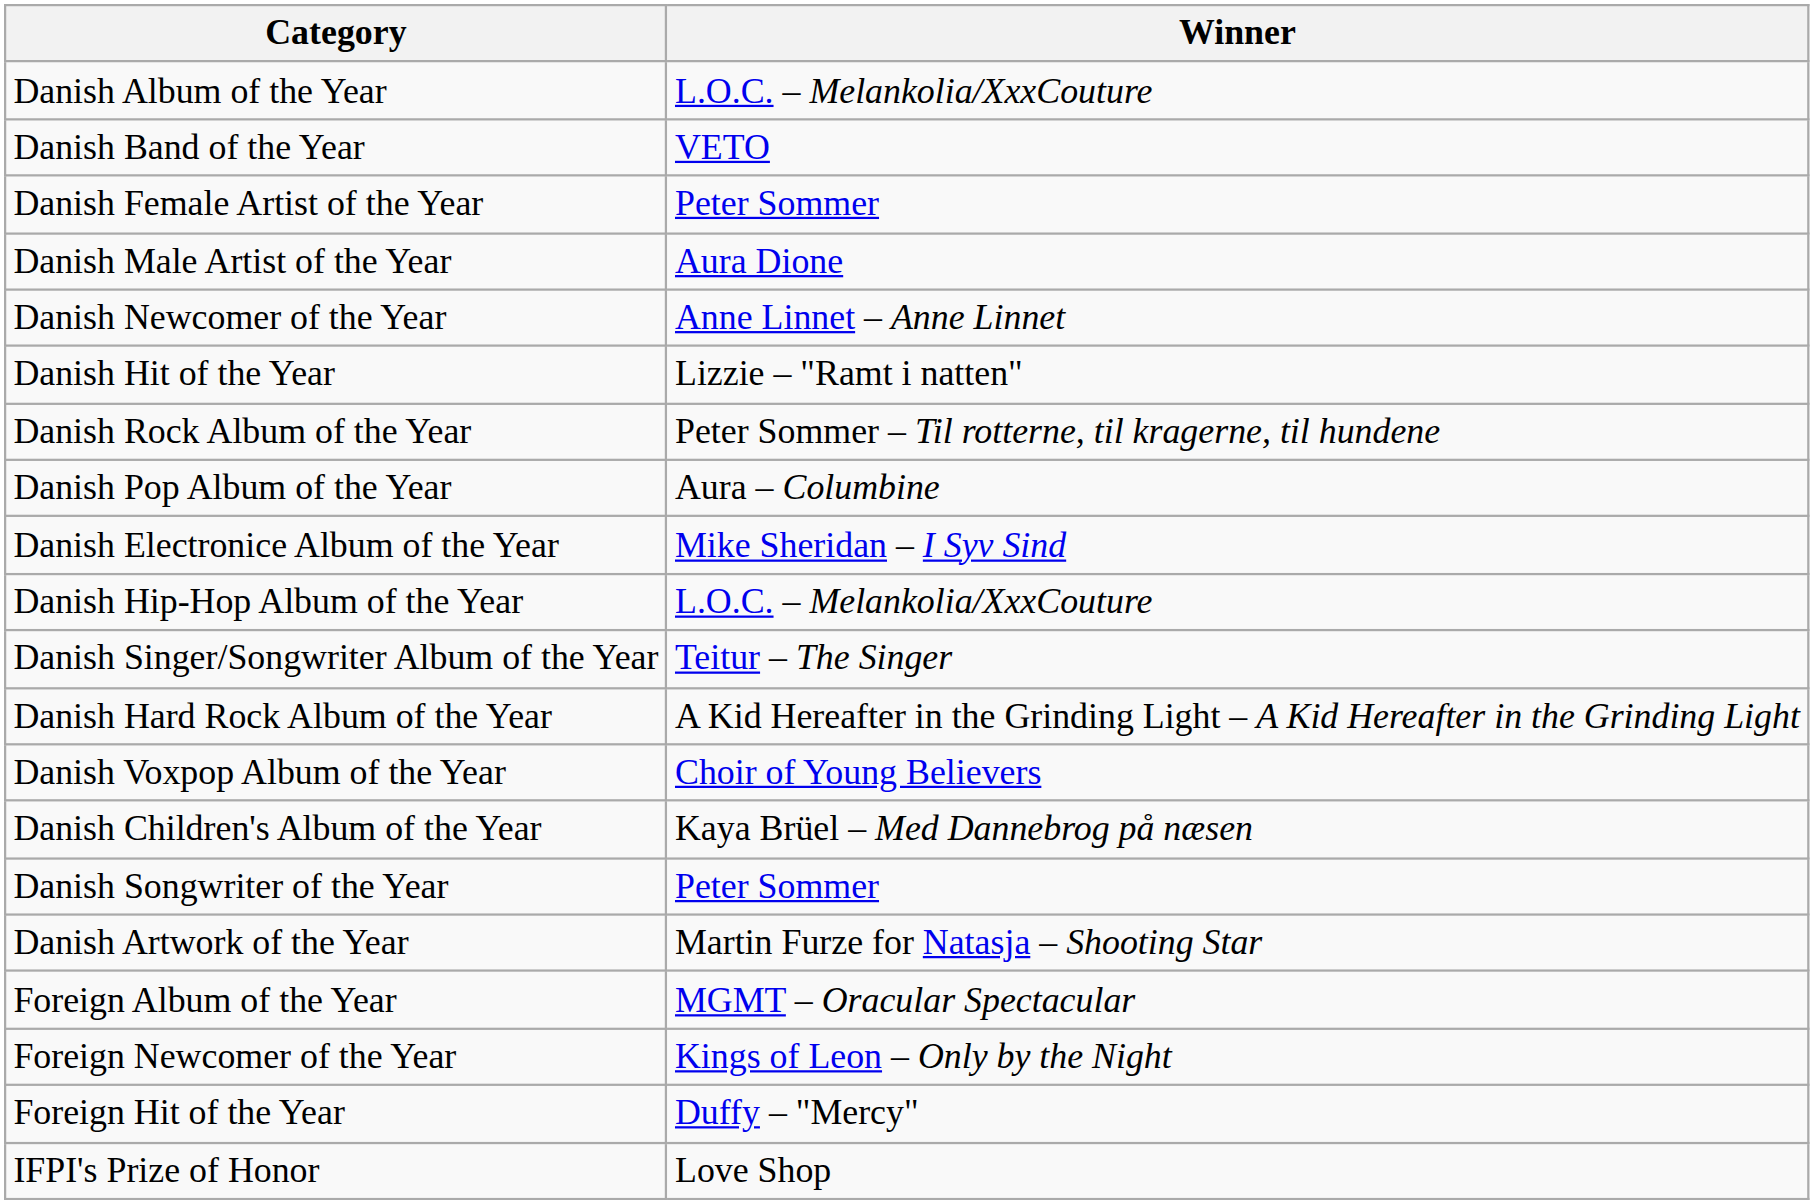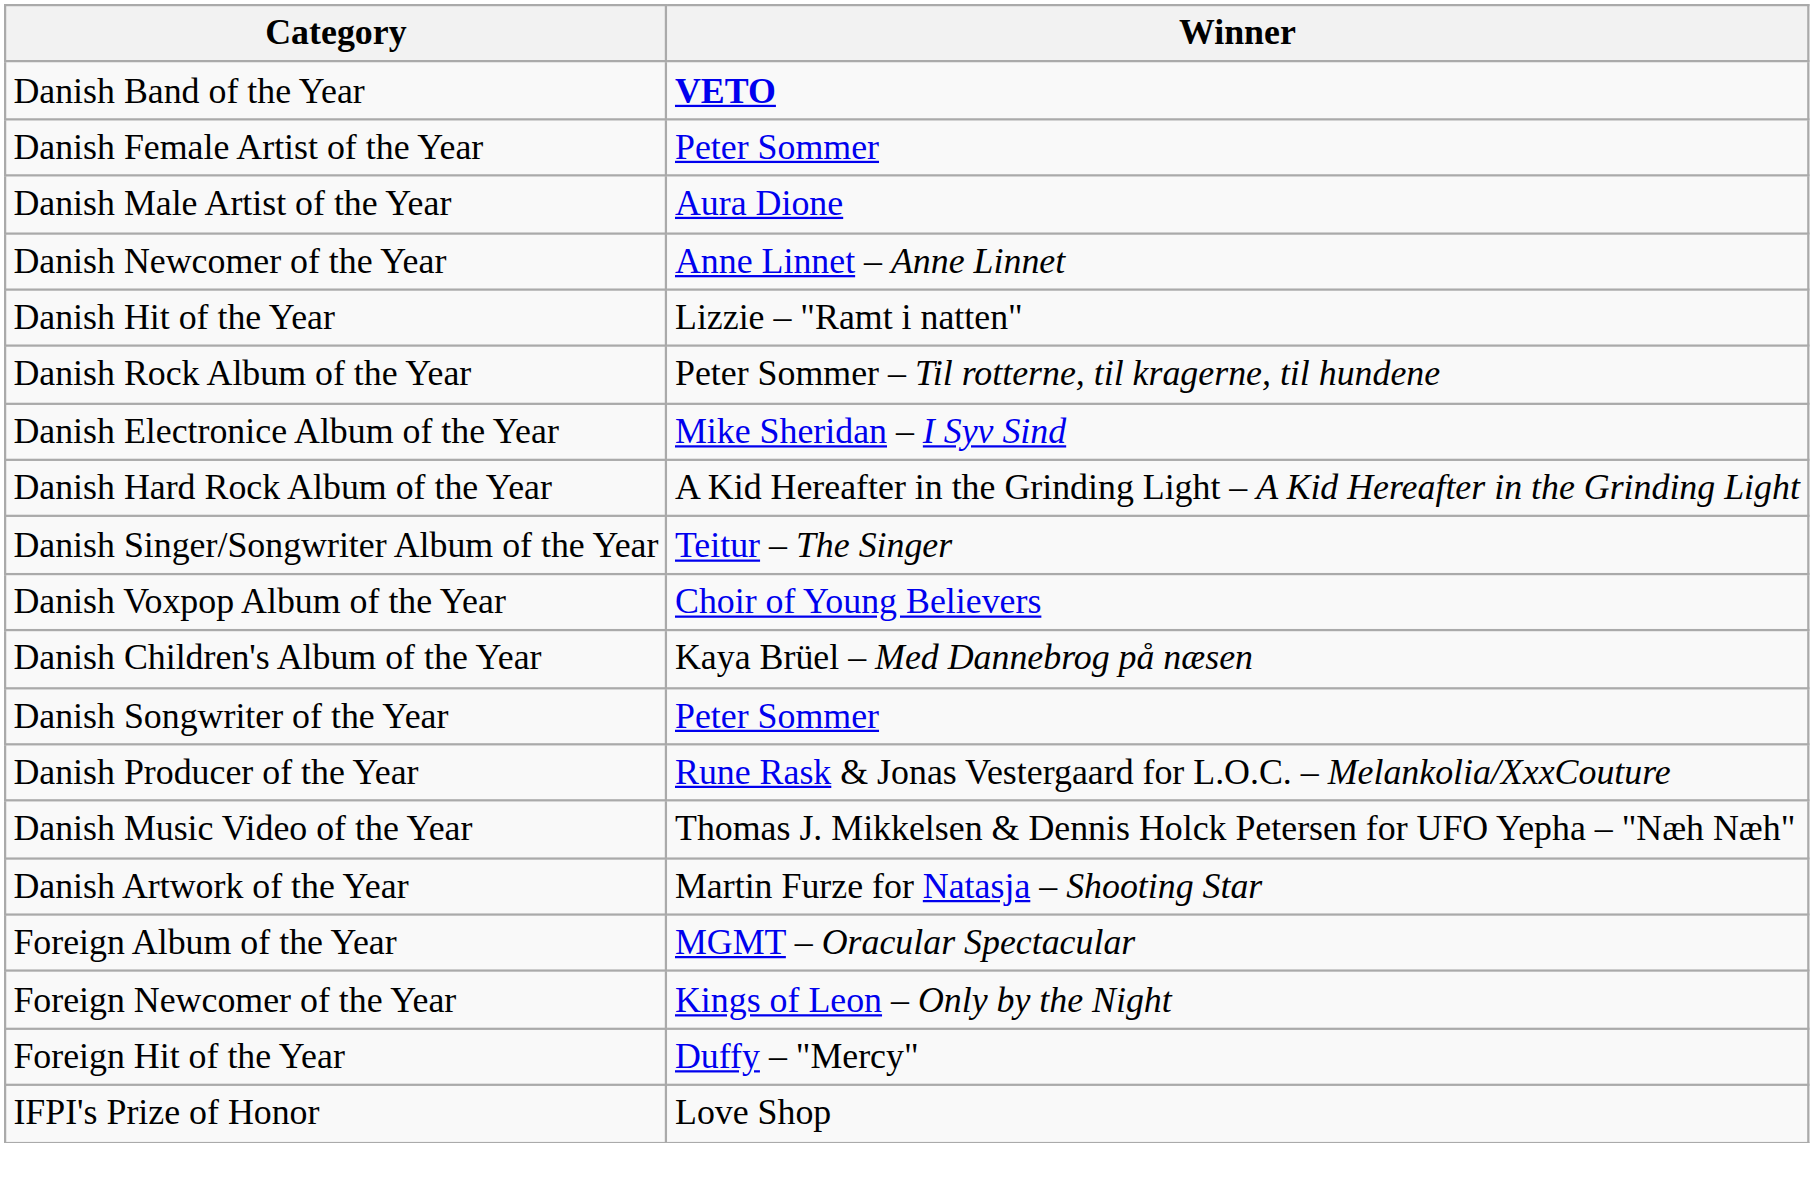- row: (200, 89)
(722, 146) normal -> (725, 89) bold
- row: (232, 487)
- row: (268, 601)
rows swapped: (283, 714) <-> (336, 658)
+ row: (216, 771)
+ row: (243, 828)
